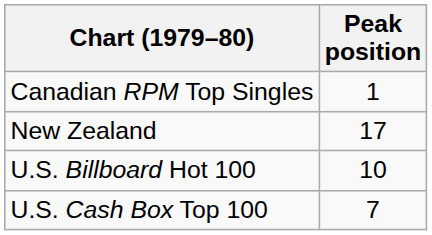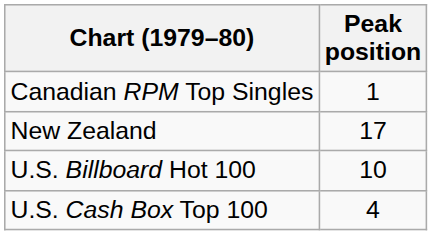(373, 209) 7 -> (373, 209) 4
